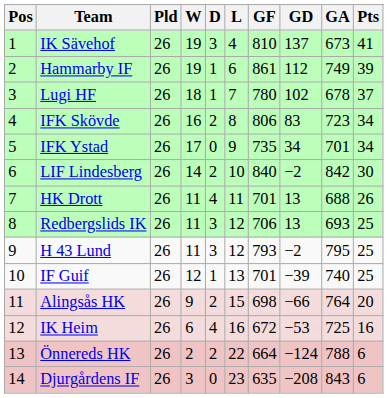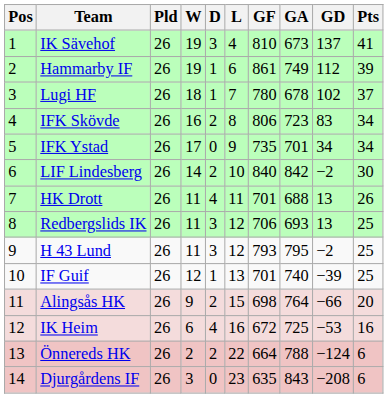columns swapped: (338, 17) <-> (301, 17)
